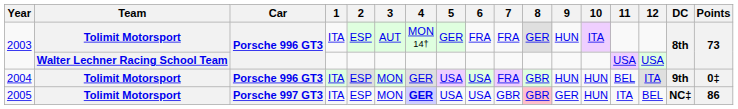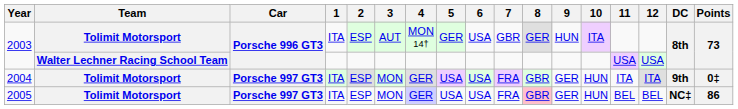(480, 37) FRA -> (480, 37) USA
(508, 37) FRA -> (508, 37) GBR
(278, 78) Porsche 996 GT3 -> (278, 78) Porsche 997 GT3
(567, 78) HUN -> (567, 78) GER
(625, 78) BEL -> (625, 78) ITA
(421, 96) bold -> (421, 96) normal
(508, 96) GBR -> (508, 96) FRA
(625, 96) ITA -> (625, 96) BEL
